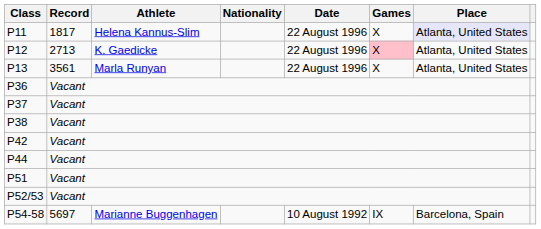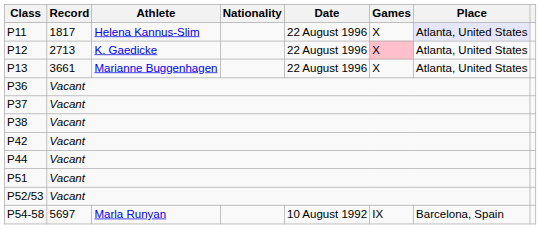(62, 68) 3561 -> (62, 68) 3661
(130, 68) Marla Runyan -> (156, 68) Marianne Buggenhagen
(156, 214) Marianne Buggenhagen -> (130, 214) Marla Runyan
